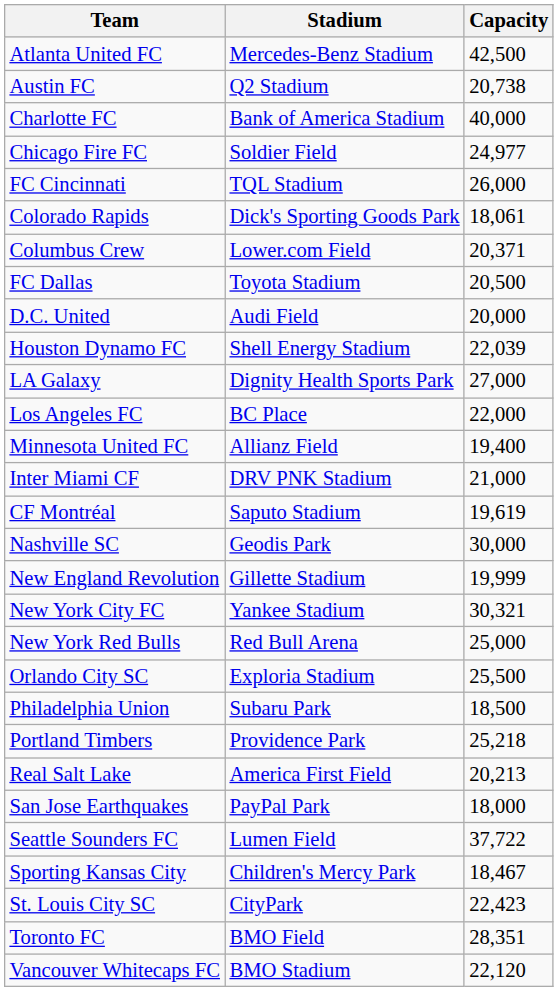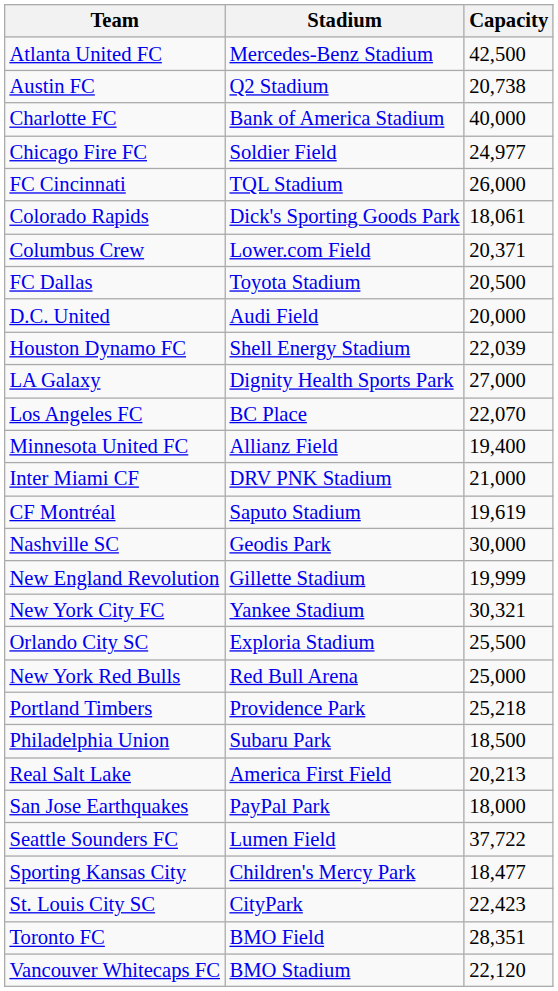(498, 413) 22,000 -> (498, 413) 22,070
rows swapped: (95, 642) <-> (79, 675)
rows swapped: (89, 708) <-> (81, 741)
(498, 871) 18,467 -> (498, 871) 18,477
